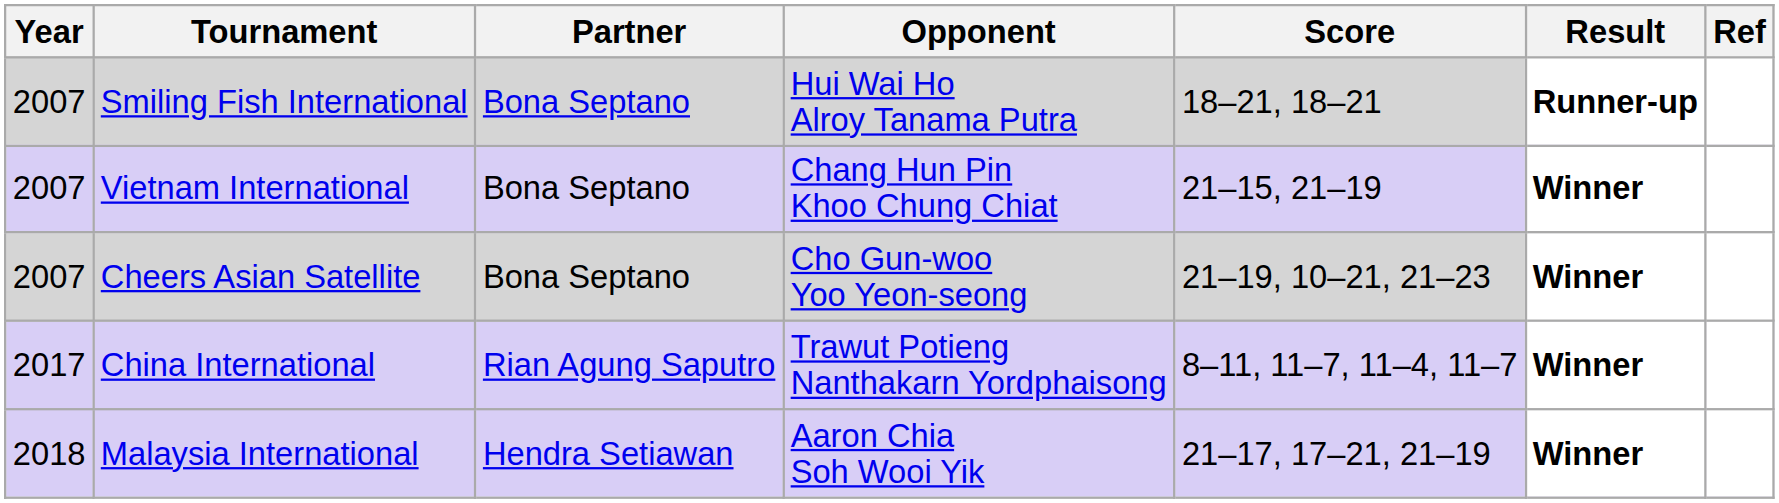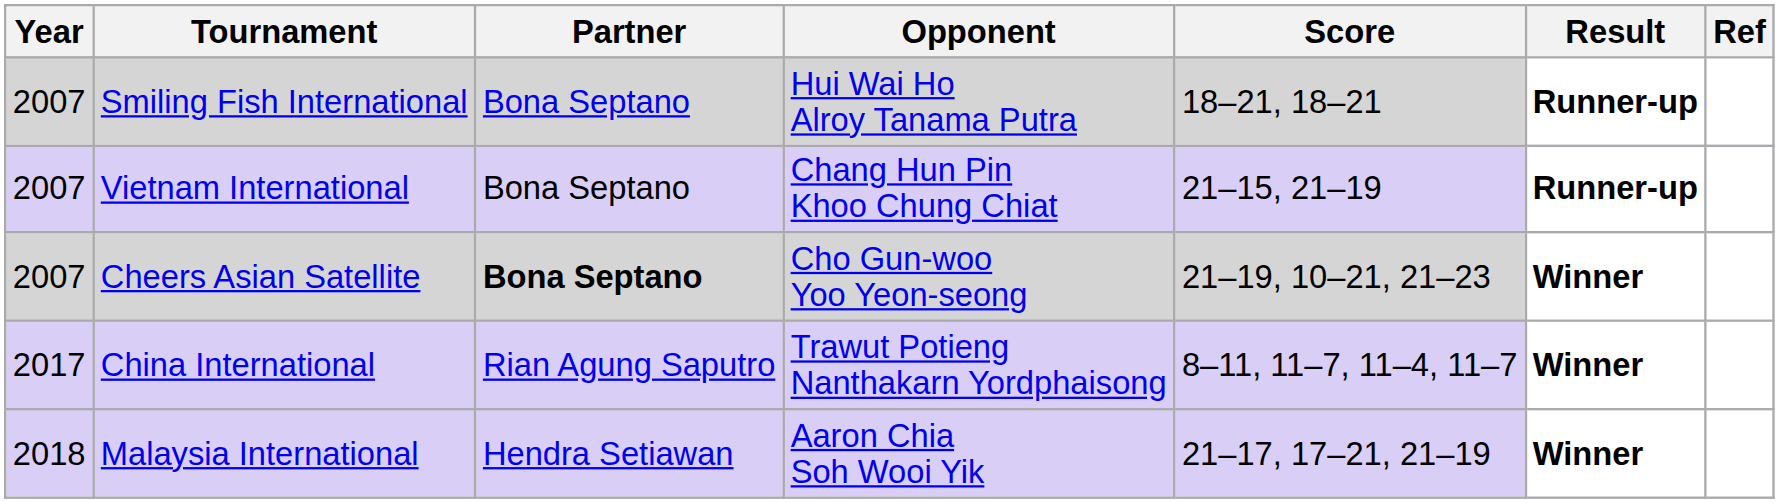(1588, 189) Winner -> (1615, 189) Runner-up
(586, 277) normal -> (593, 277) bold
